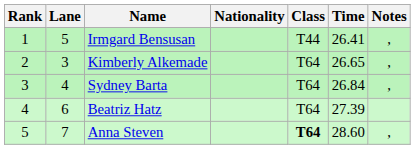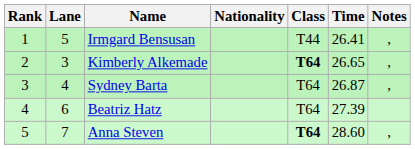(308, 62) normal -> (308, 62) bold
(348, 86) 26.84 -> (348, 86) 26.87
